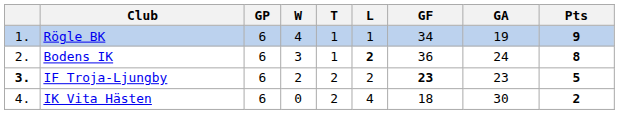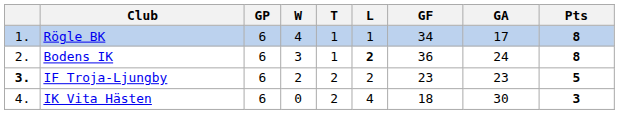(501, 36) 19 -> (501, 36) 17
(576, 36) 9 -> (576, 36) 8
(425, 78) bold -> (425, 78) normal
(576, 99) 2 -> (576, 99) 3
